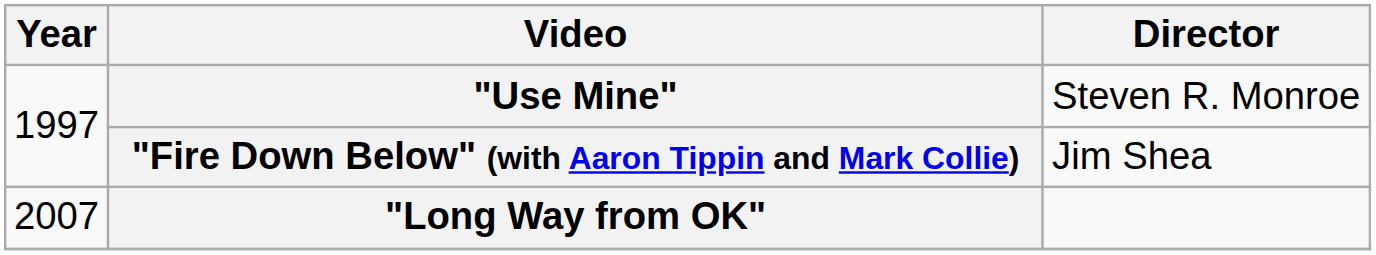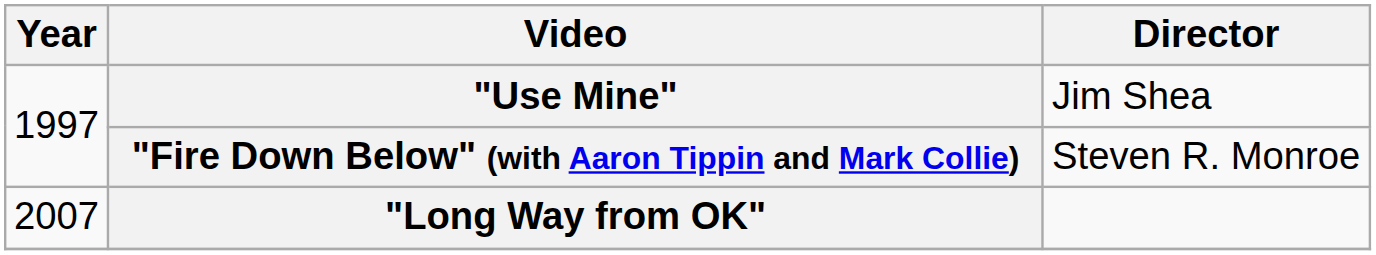(1206, 95) Steven R. Monroe -> (1132, 95) Jim Shea
(1132, 156) Jim Shea -> (1206, 156) Steven R. Monroe
